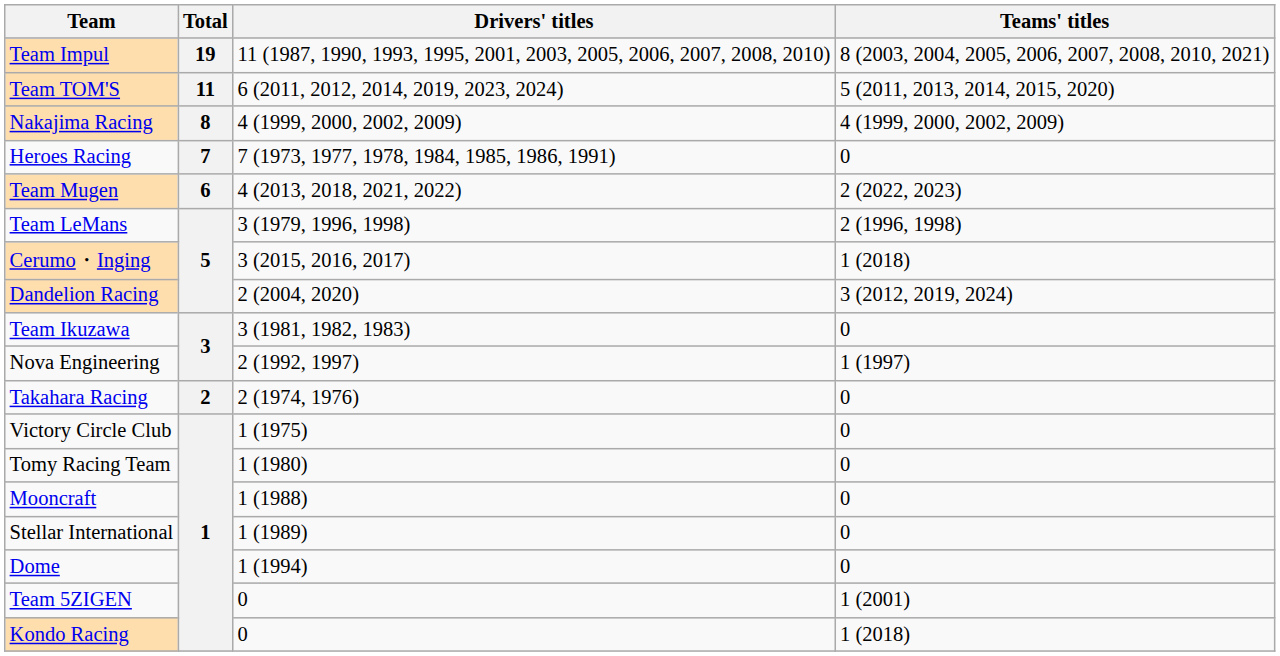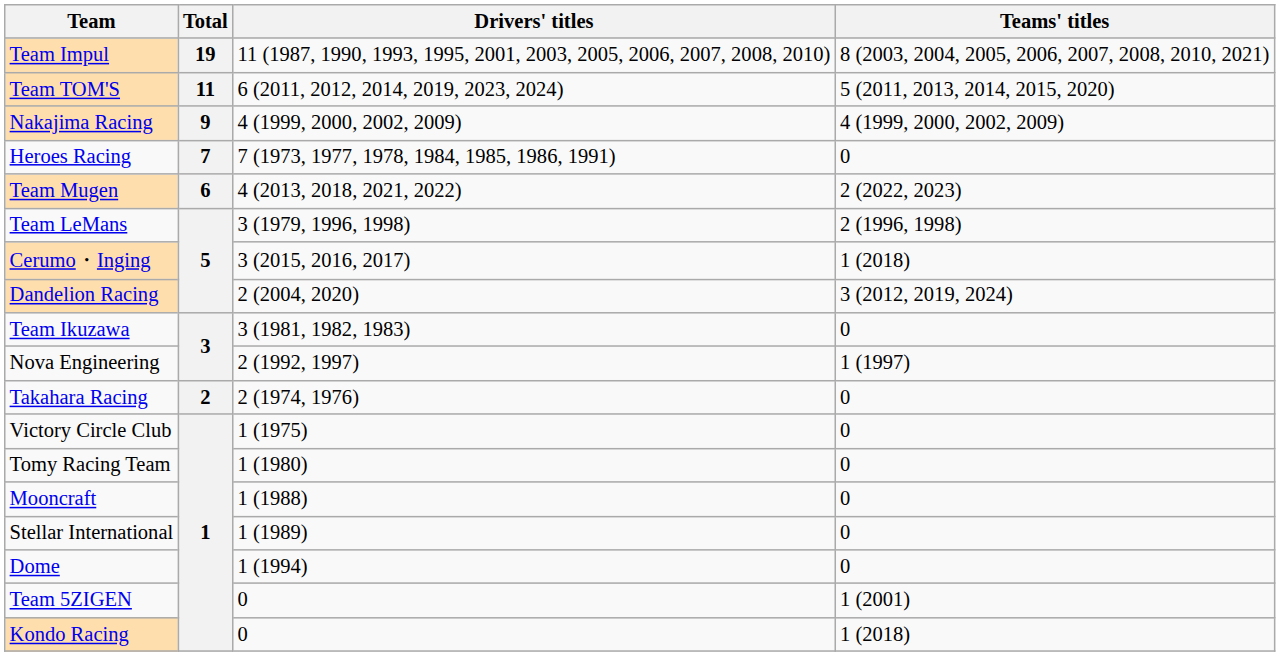(205, 122) 8 -> (205, 122) 9
